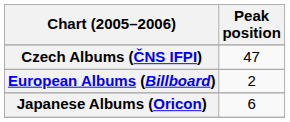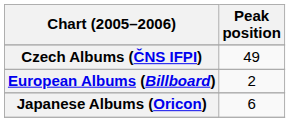(252, 57) 47 -> (252, 57) 49
